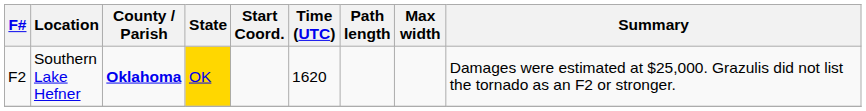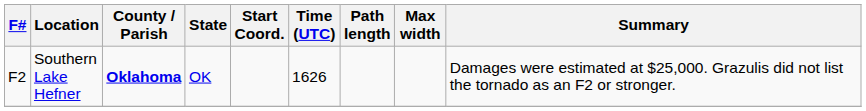(200, 76) gold background -> (200, 76) no background
(309, 76) 1620 -> (309, 76) 1626
